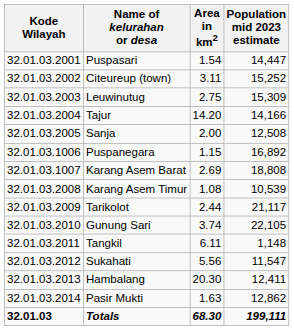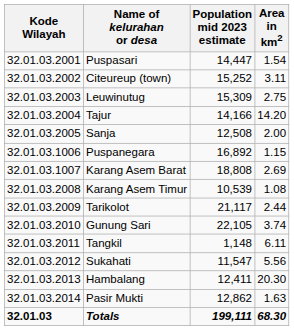columns swapped: (207, 28) <-> (256, 28)
